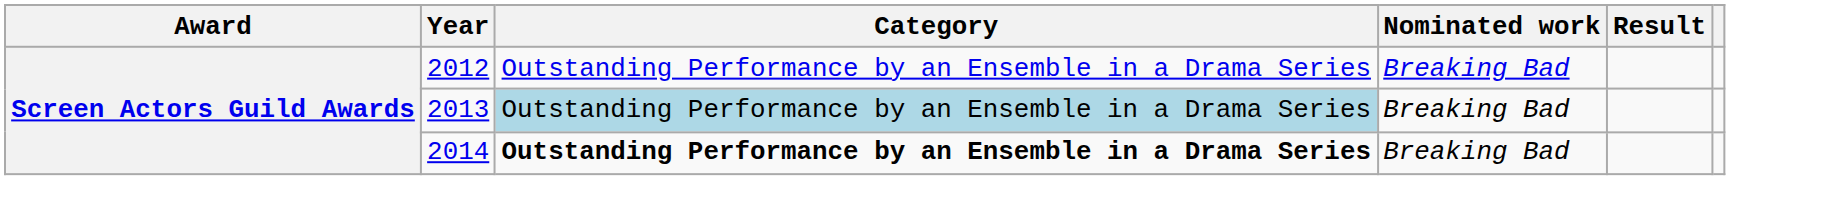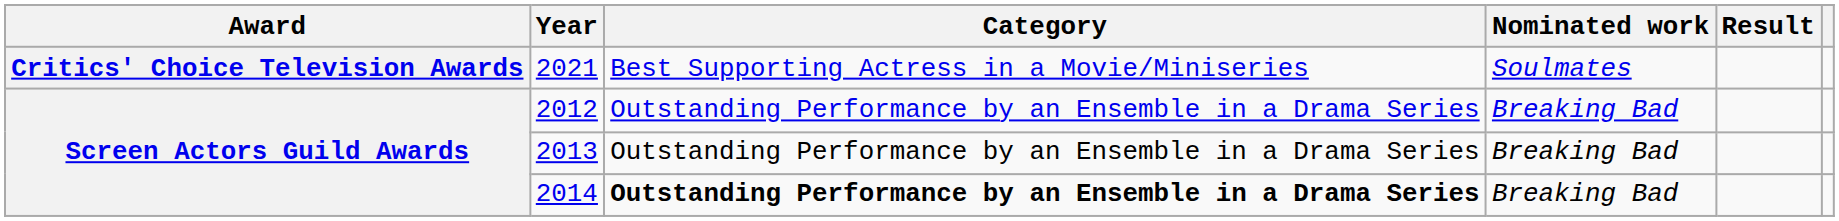+ row: (567, 68)
(936, 110) lightblue background -> (1045, 153) no background
